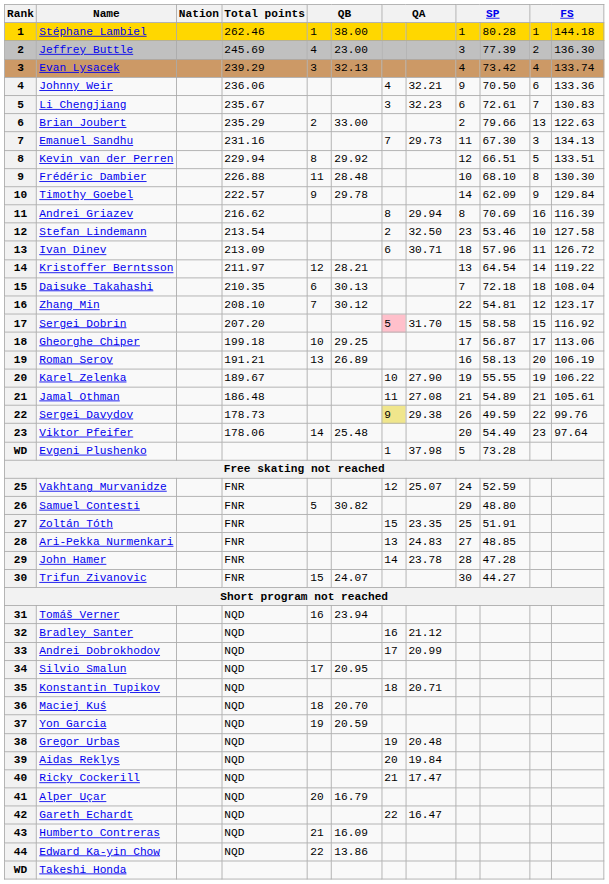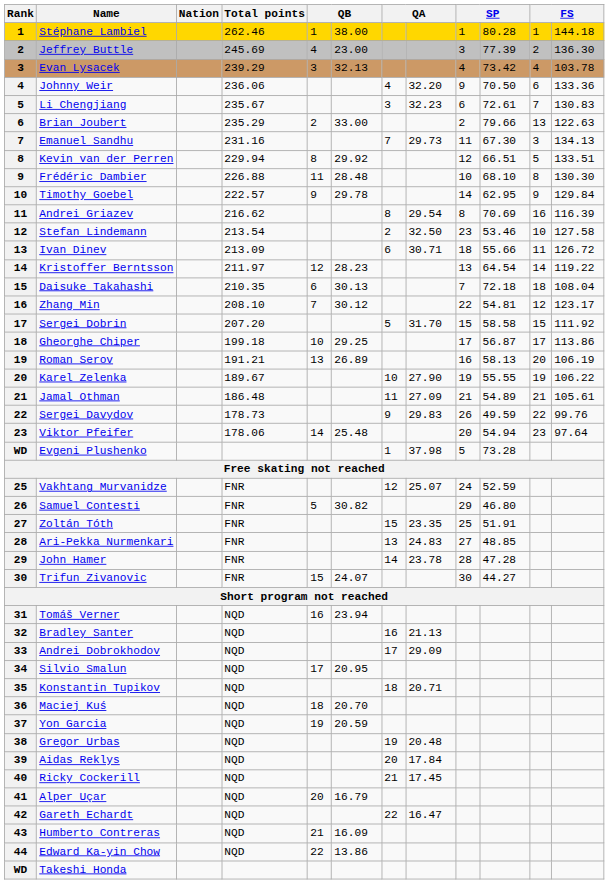(574, 68) 133.74 -> (574, 68) 103.78
(425, 86) 32.21 -> (425, 86) 32.20
(499, 196) 62.09 -> (499, 196) 62.95
(425, 214) 29.94 -> (425, 214) 29.54
(499, 250) 57.96 -> (499, 250) 55.66
(351, 269) 28.21 -> (351, 269) 28.23
(388, 323) pink background -> (388, 323) no background
(574, 323) 116.92 -> (574, 323) 111.92
(574, 342) 113.06 -> (574, 342) 113.86
(425, 396) 27.08 -> (425, 396) 27.09
(388, 414) khaki background -> (388, 414) no background
(425, 414) 29.38 -> (425, 414) 29.83
(499, 433) 54.49 -> (499, 433) 54.94
(499, 506) 48.80 -> (499, 506) 46.80
(425, 633) 21.12 -> (425, 633) 21.13
(425, 651) 20.99 -> (425, 651) 29.09
(425, 761) 19.84 -> (425, 761) 17.84
(425, 779) 17.47 -> (425, 779) 17.45
